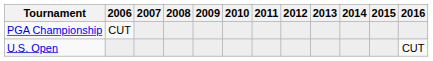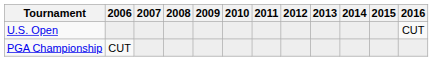rows swapped: (32, 48) <-> (55, 31)
